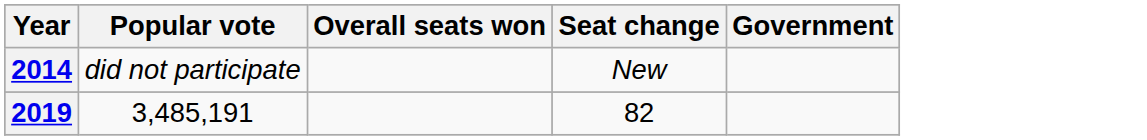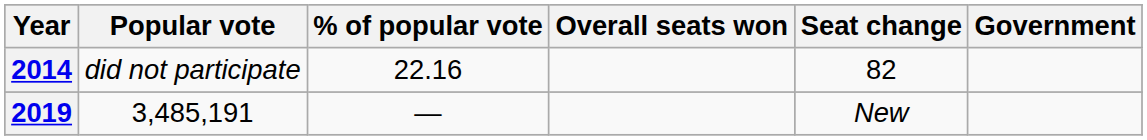+ column: (428, 26)
(639, 69) New -> (881, 69) 82
(639, 112) 82 -> (881, 112) New
